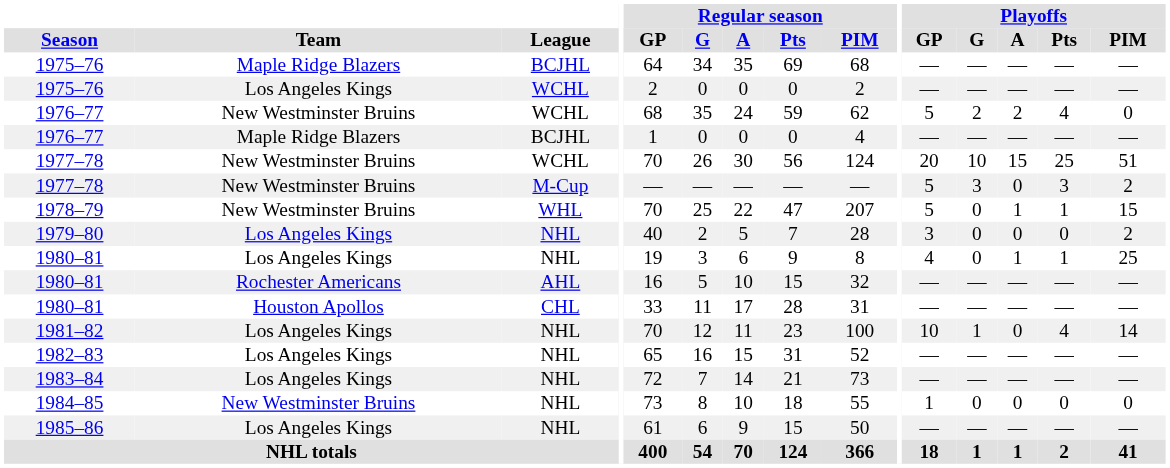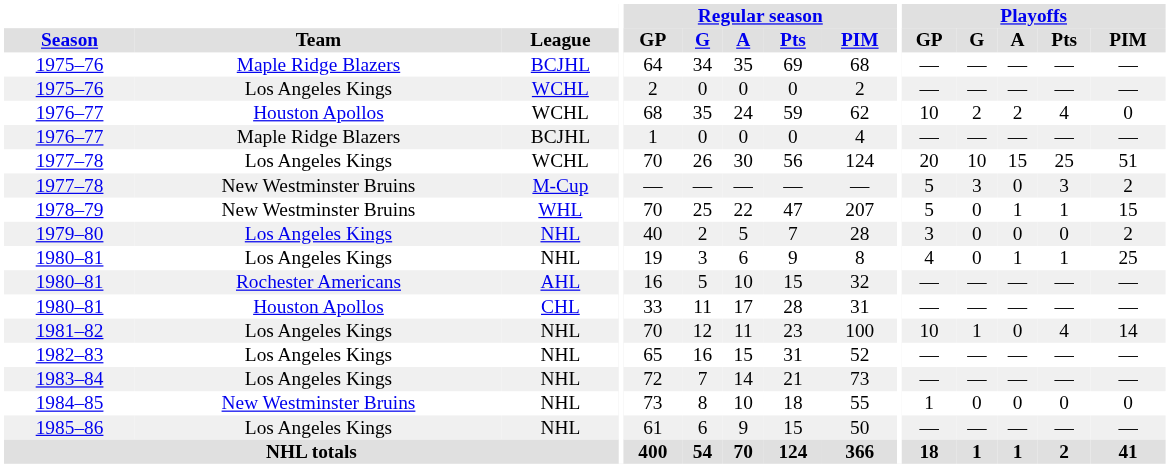(318, 112) New Westminster Bruins -> (318, 112) Houston Apollos
(929, 112) 5 -> (929, 112) 10
(318, 161) New Westminster Bruins -> (318, 161) Los Angeles Kings
